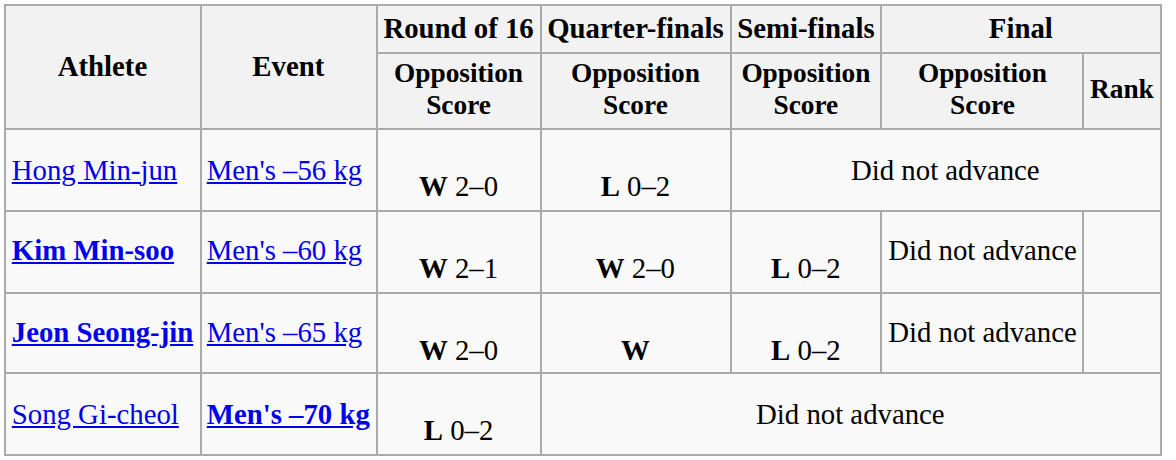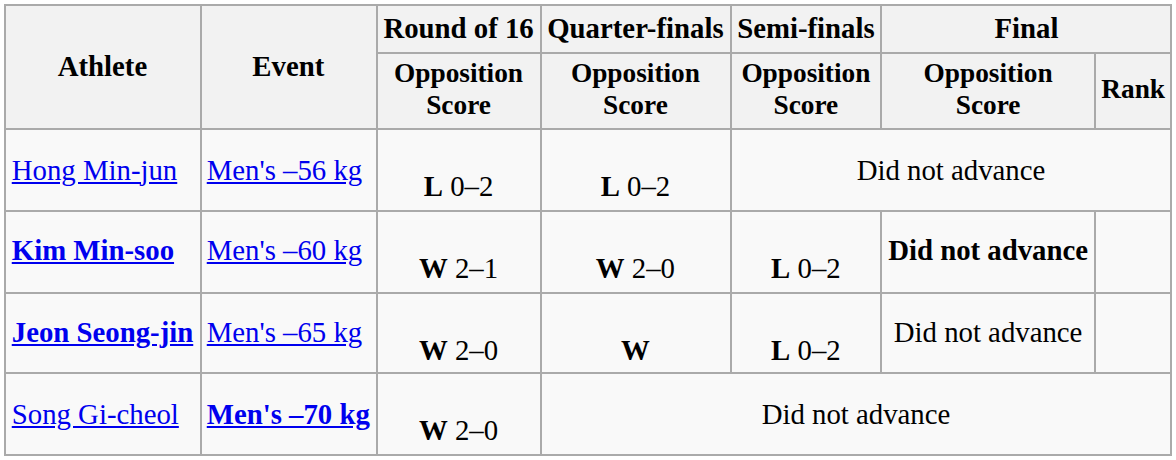(459, 187) W 2–0 -> (459, 187) L 0–2
(982, 251) normal -> (988, 251) bold
(459, 431) L 0–2 -> (459, 431) W 2–0
